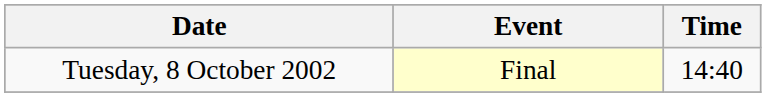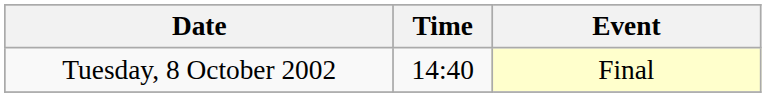columns swapped: (712, 26) <-> (528, 26)
